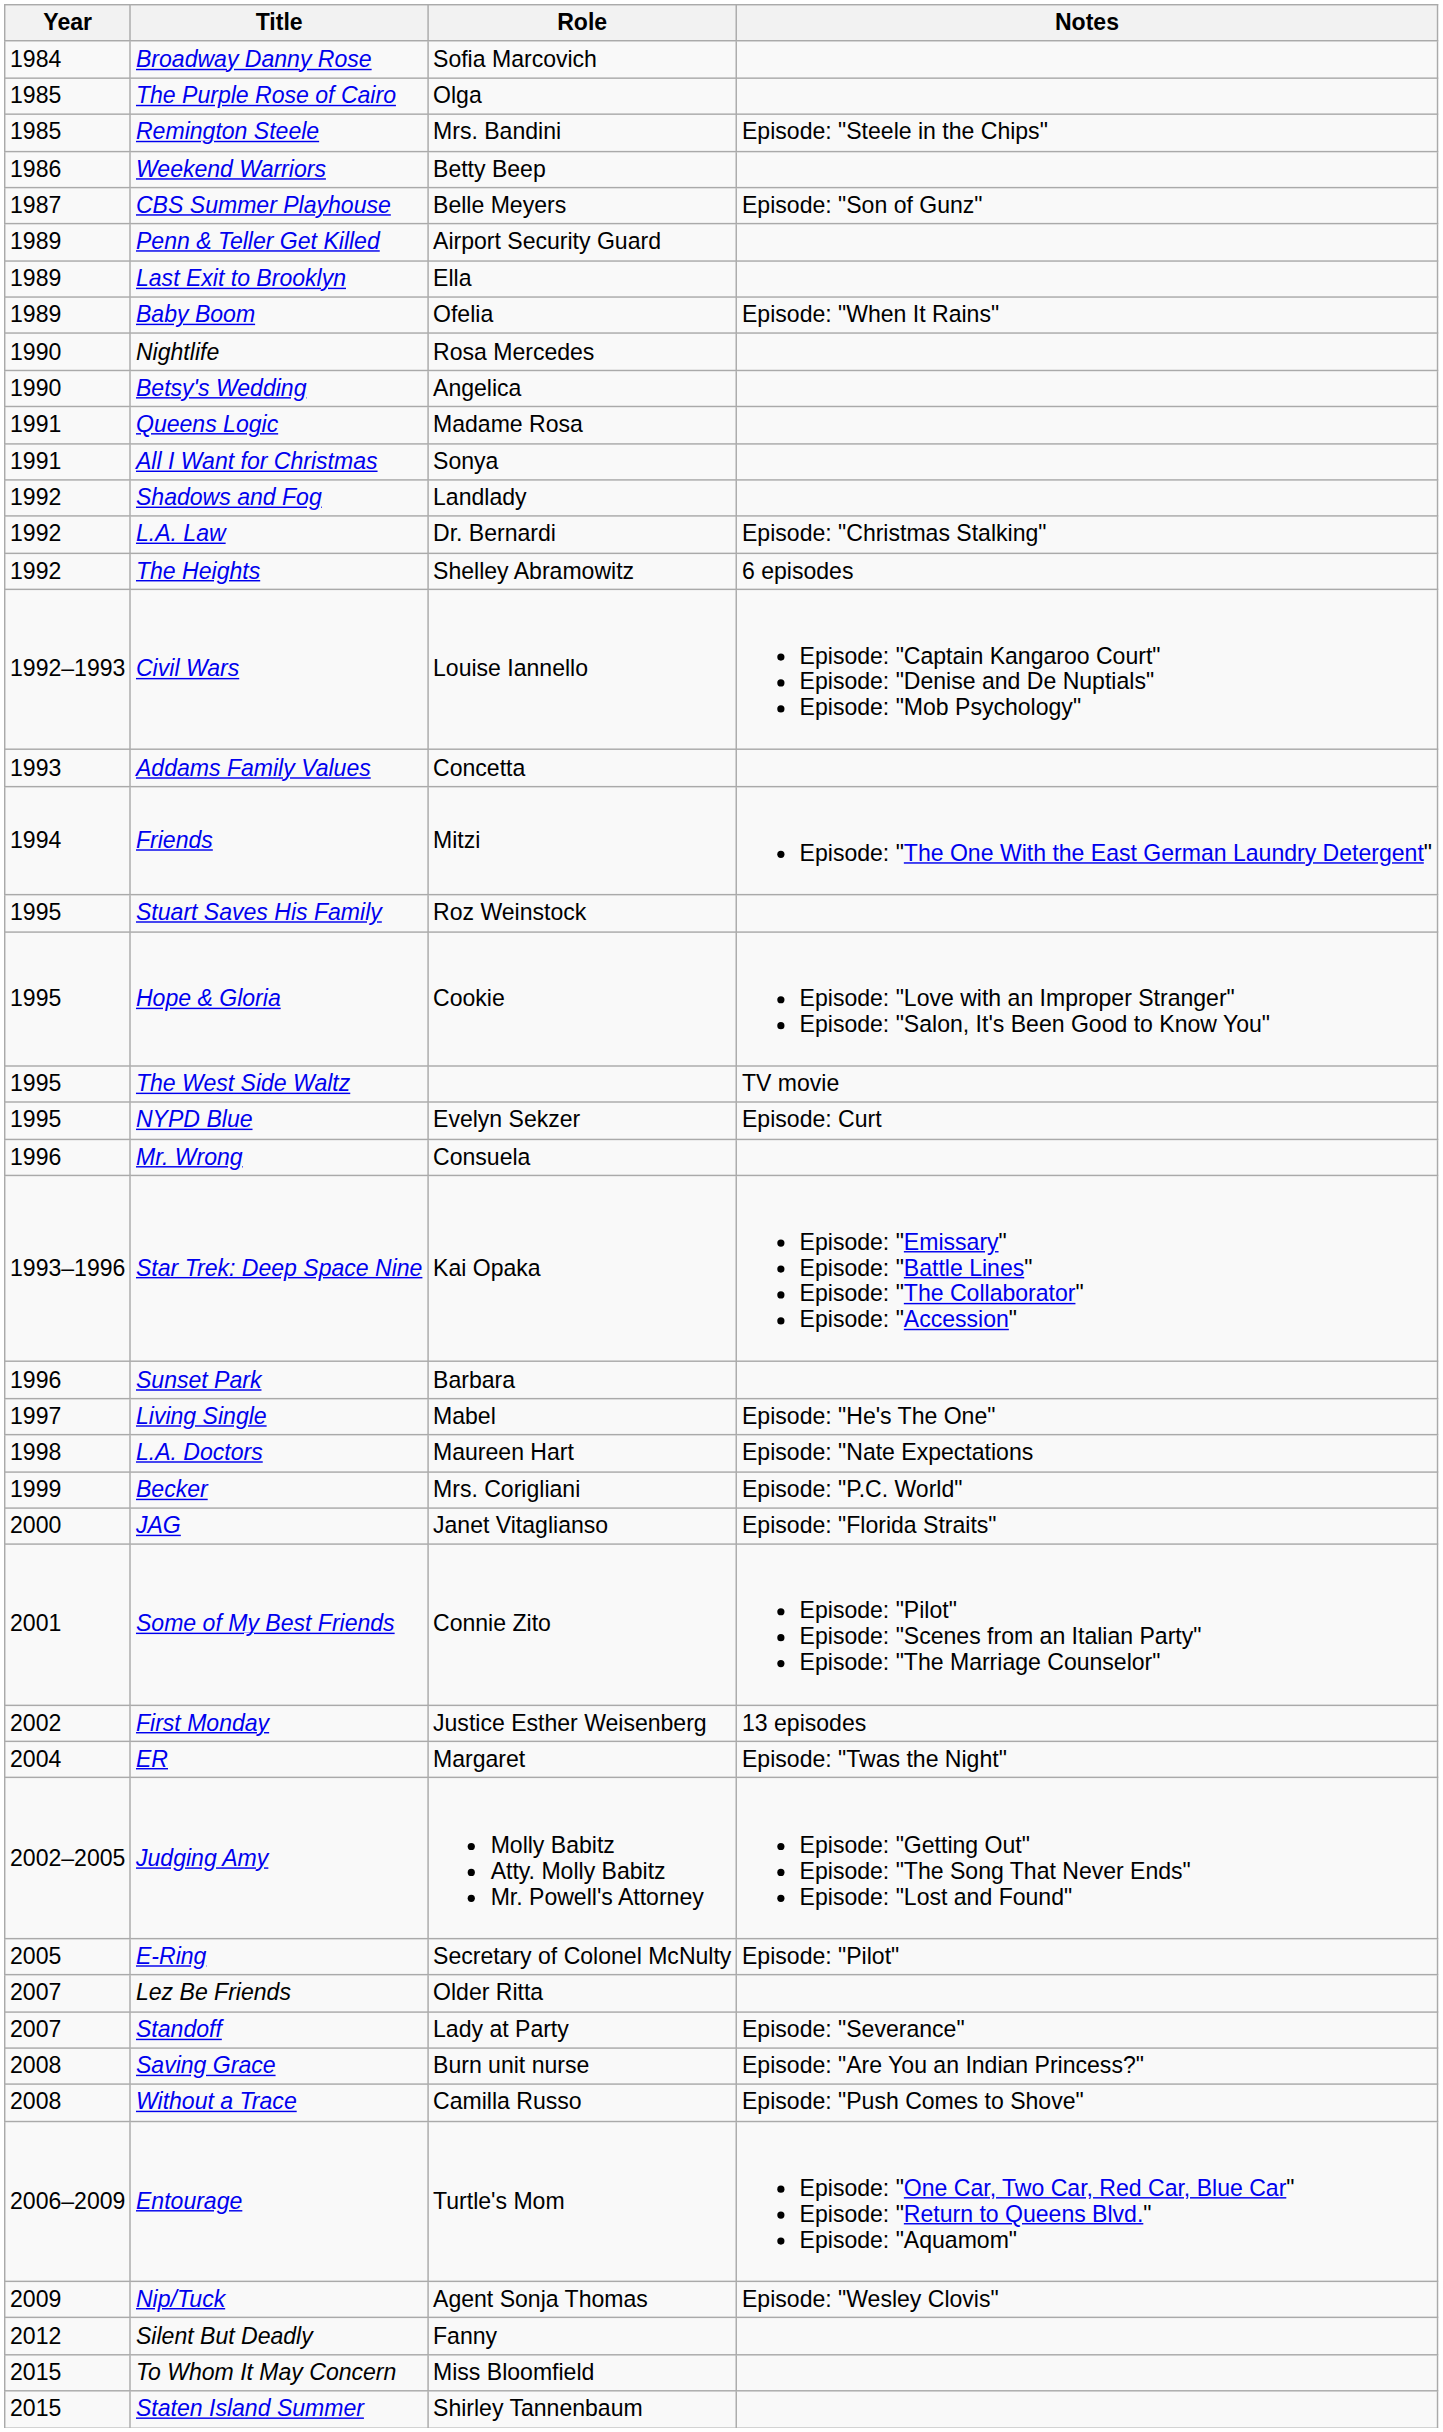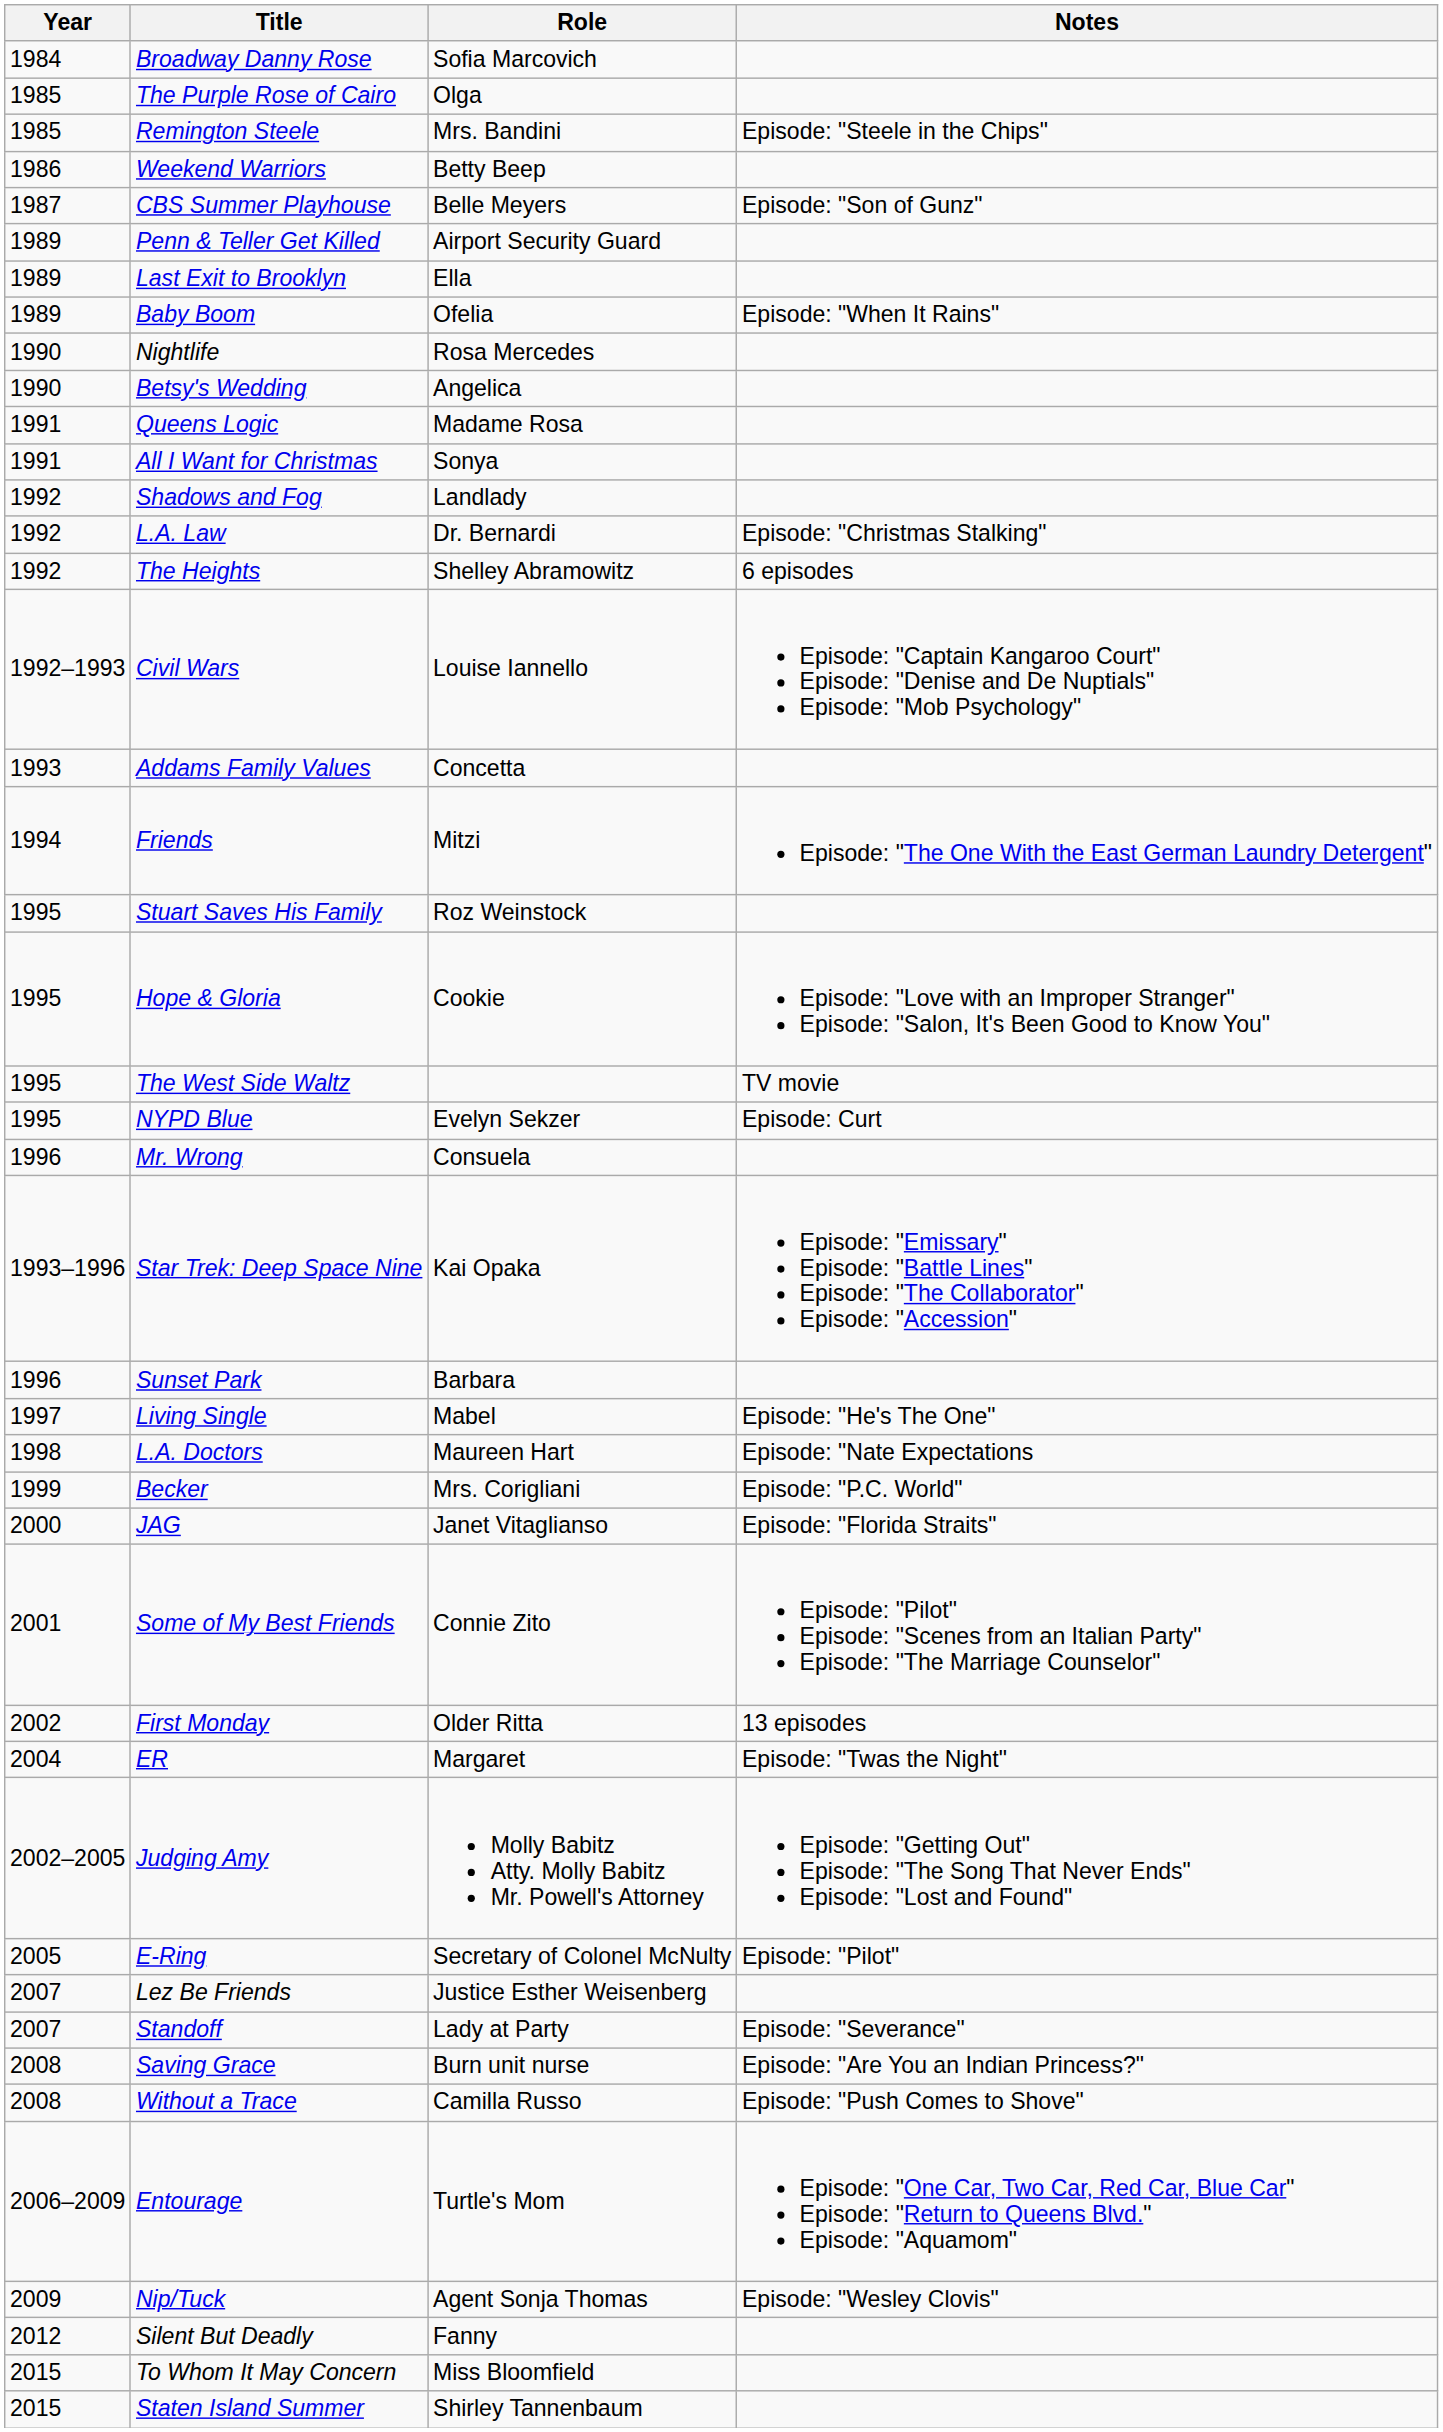(570, 1722) Justice Esther Weisenberg -> (488, 1722) Older Ritta
(488, 1992) Older Ritta -> (570, 1992) Justice Esther Weisenberg
